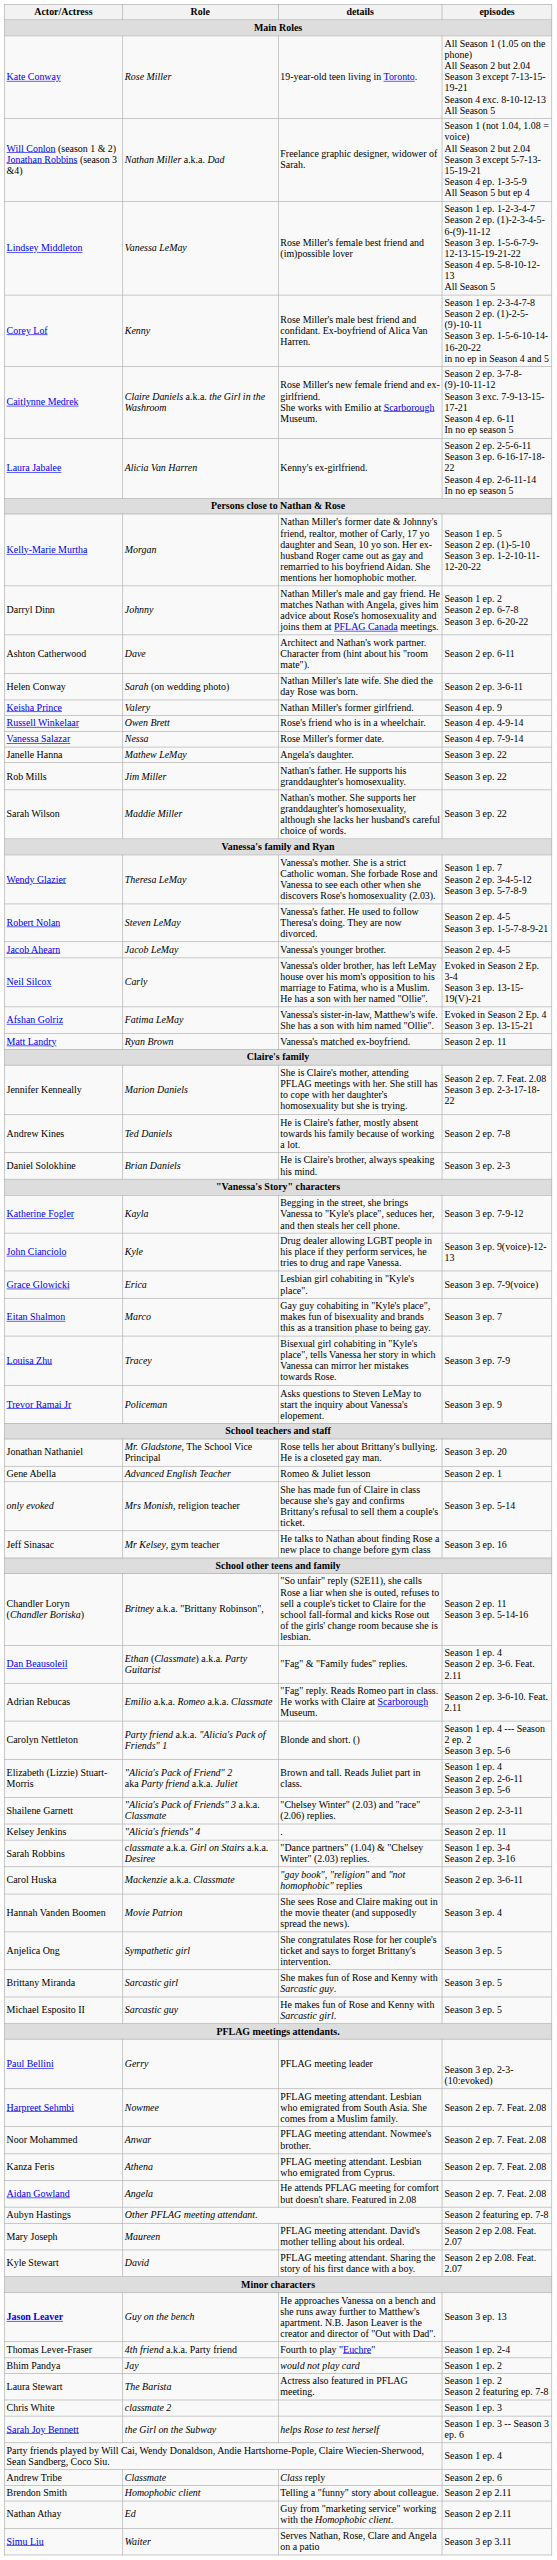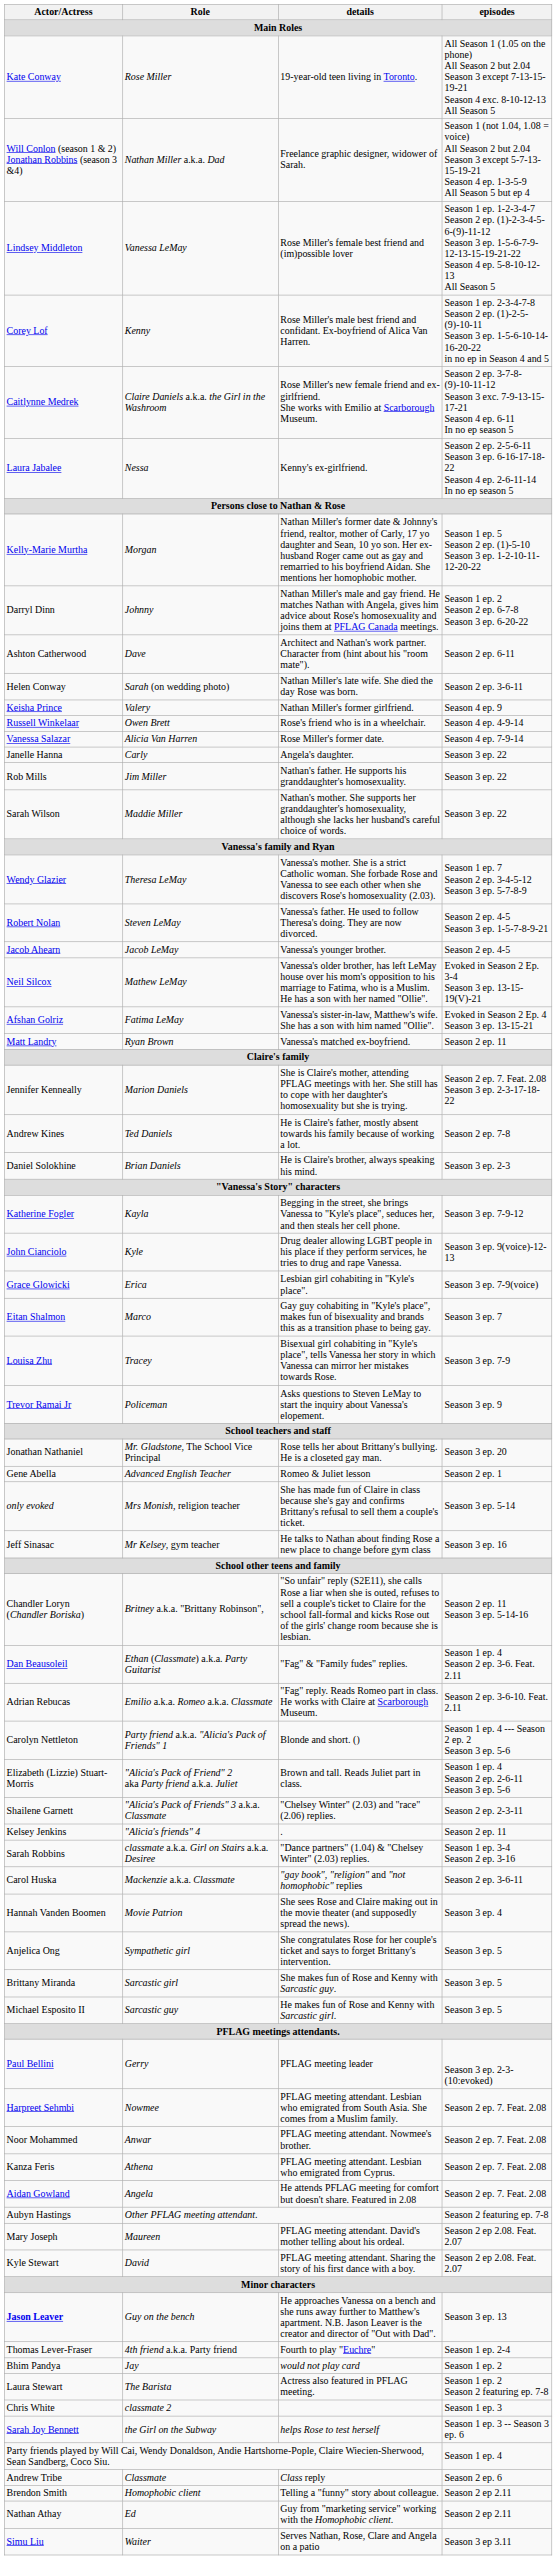(161, 468) Alicia Van Harren -> (137, 468) Nessa
(137, 739) Nessa -> (161, 739) Alicia Van Harren
(156, 755) Mathew LeMay -> (136, 755) Carly
(136, 982) Carly -> (156, 982) Mathew LeMay
